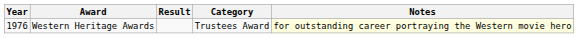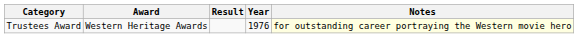columns swapped: (17, 12) <-> (232, 12)
